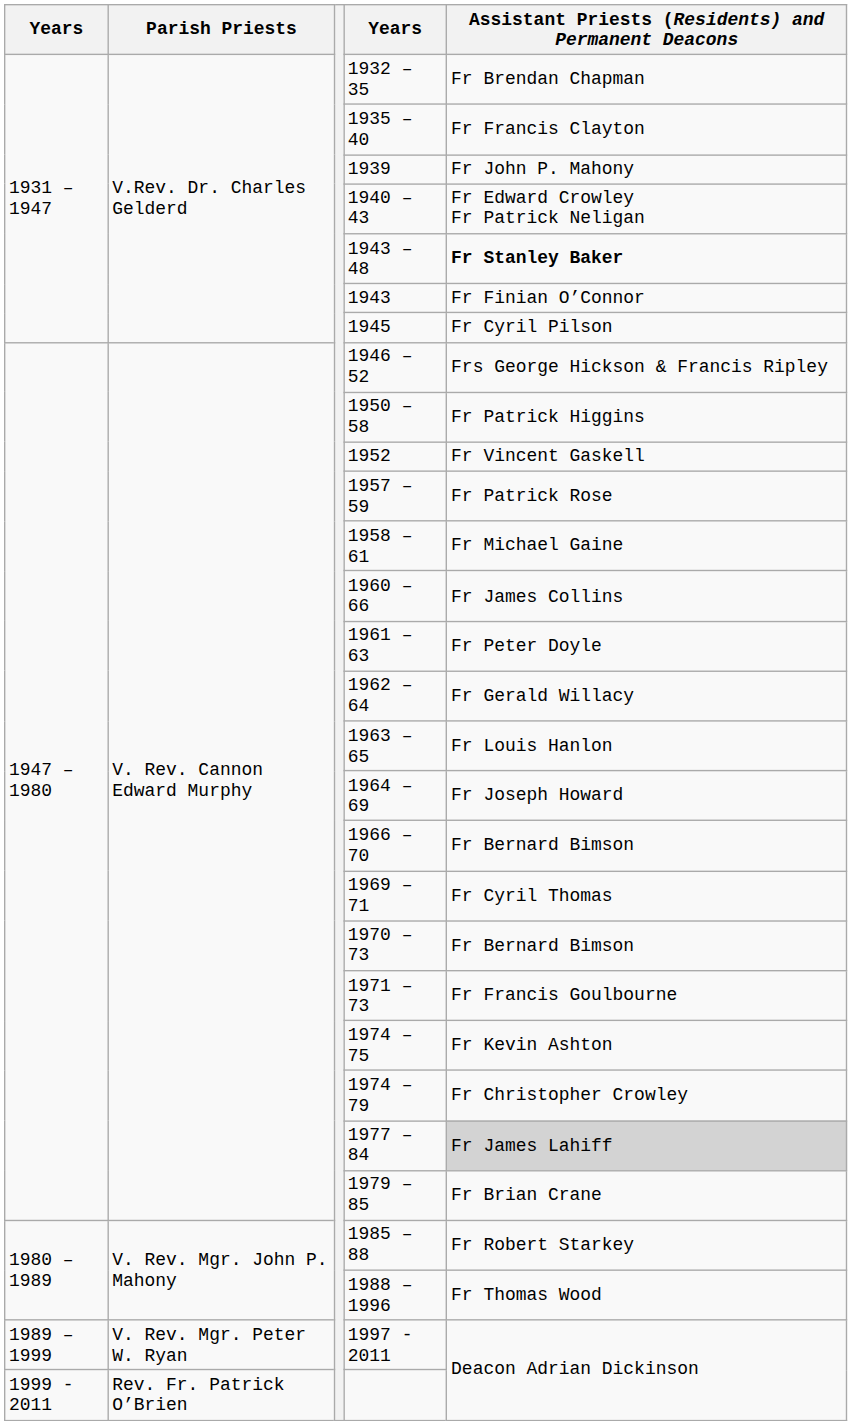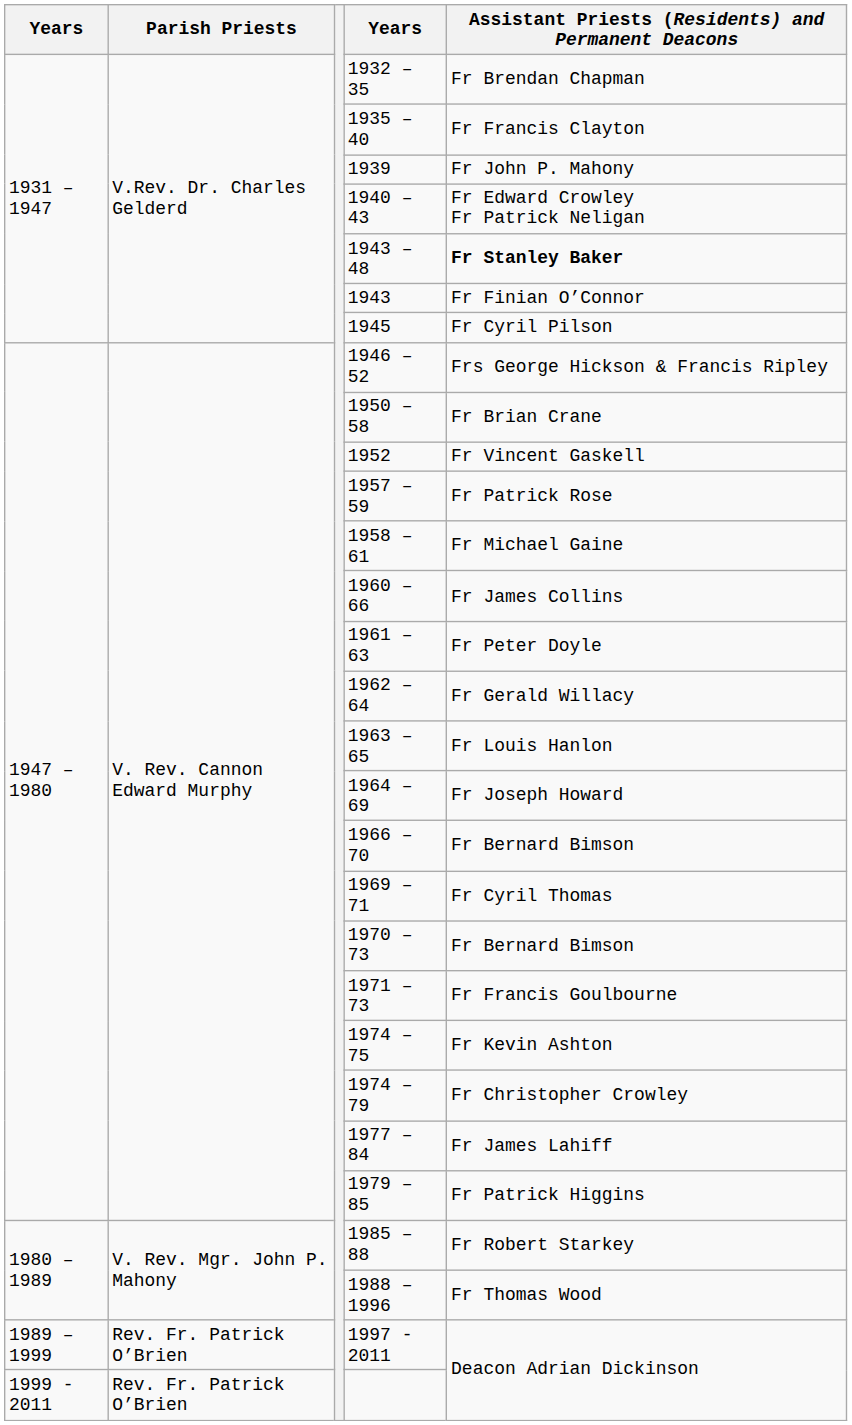(548, 417) Fr Patrick Higgins -> (526, 417) Fr Brian Crane
(532, 1145) lightgrey background -> (532, 1145) no background
(526, 1195) Fr Brian Crane -> (548, 1195) Fr Patrick Higgins
(209, 1345) V. Rev. Mgr. Peter W. Ryan -> (198, 1345) Rev. Fr. Patrick O’Brien
